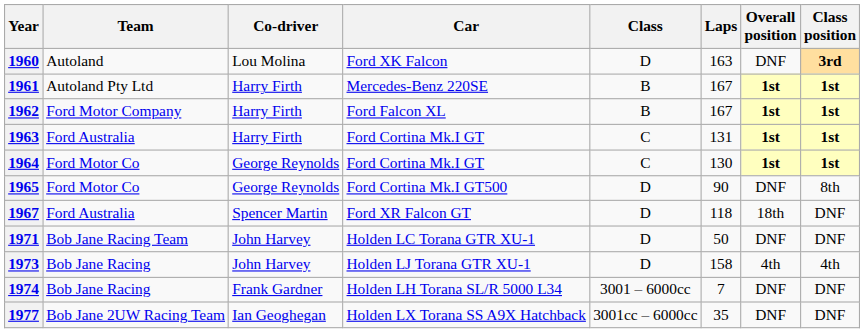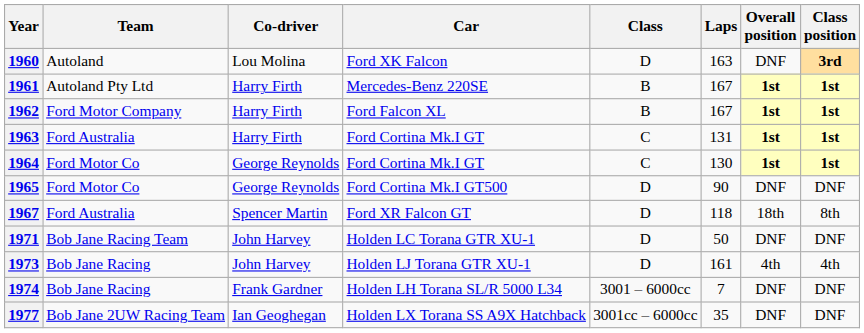(830, 188) 8th -> (830, 188) DNF
(830, 213) DNF -> (830, 213) 8th
(721, 264) 158 -> (721, 264) 161
